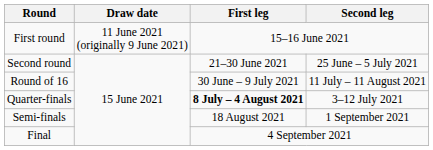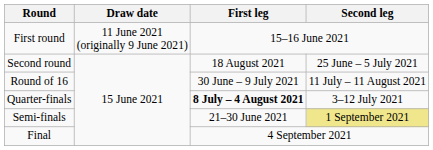(248, 63) 21–30 June 2021 -> (248, 63) 18 August 2021
(248, 117) 18 August 2021 -> (248, 117) 21–30 June 2021
(367, 117) no background -> (367, 117) khaki background
